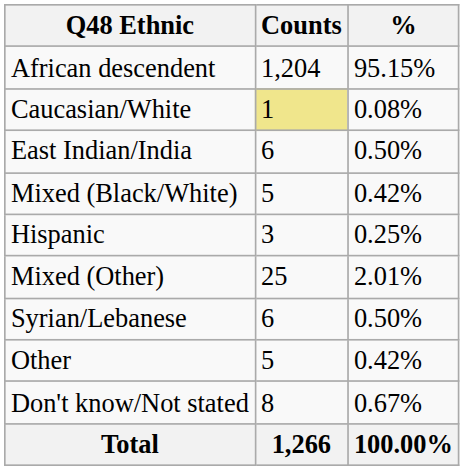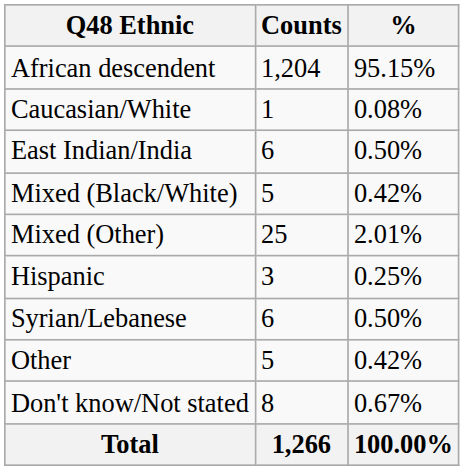(268, 109) khaki background -> (268, 109) no background
rows swapped: (88, 276) <-> (58, 234)
